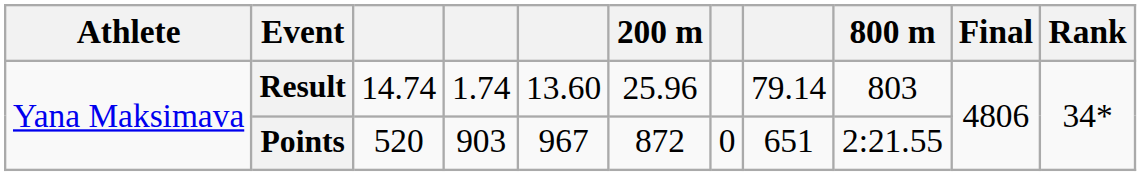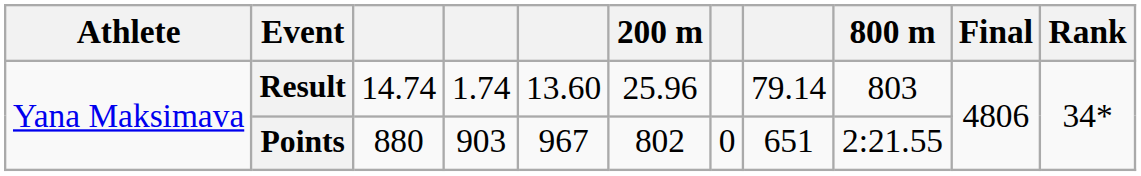(399, 142) 520 -> (399, 142) 880
(660, 142) 872 -> (660, 142) 802
